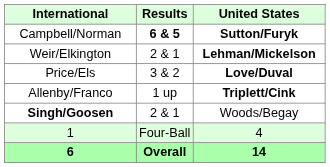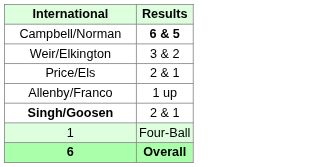- column: (259, 14)
(165, 53) 2 & 1 -> (165, 53) 3 & 2
(165, 73) 3 & 2 -> (165, 73) 2 & 1
